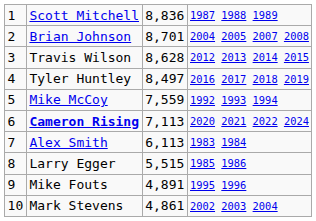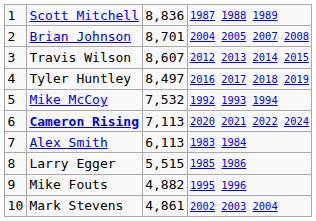(165, 57) 8,628 -> (165, 57) 8,607
(165, 100) 7,559 -> (165, 100) 7,532
(165, 185) 4,891 -> (165, 185) 4,882
